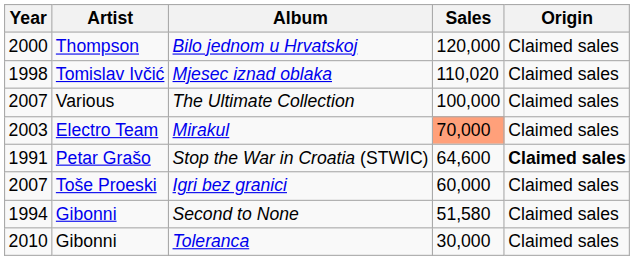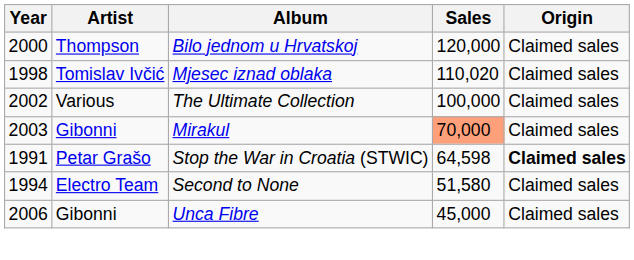(28, 102) 2007 -> (28, 102) 2002
(107, 130) Electro Team -> (86, 130) Gibonni
(464, 158) 64,600 -> (464, 158) 64,598
- row: (230, 185)
(86, 213) Gibonni -> (107, 185) Electro Team
+ row: (216, 213)
- row: (211, 241)
